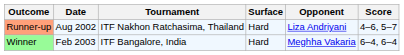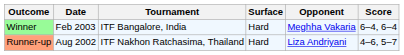rows swapped: (29, 27) <-> (21, 42)
